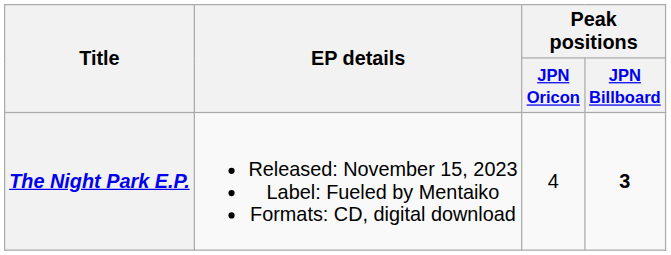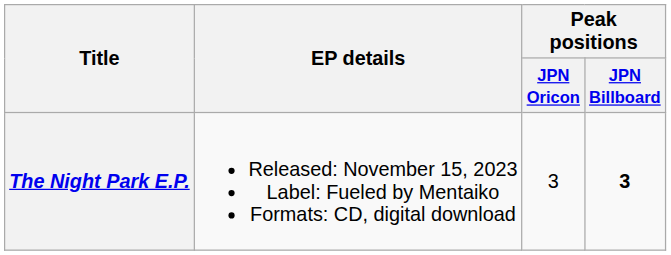(553, 181) 4 -> (553, 181) 3
